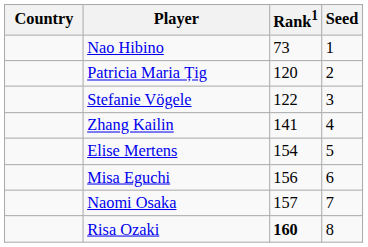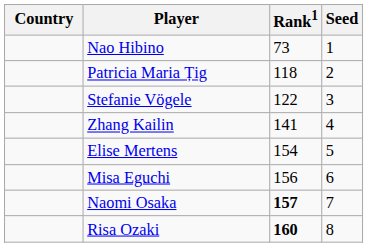(285, 73) 120 -> (285, 73) 118
(285, 203) normal -> (285, 203) bold
